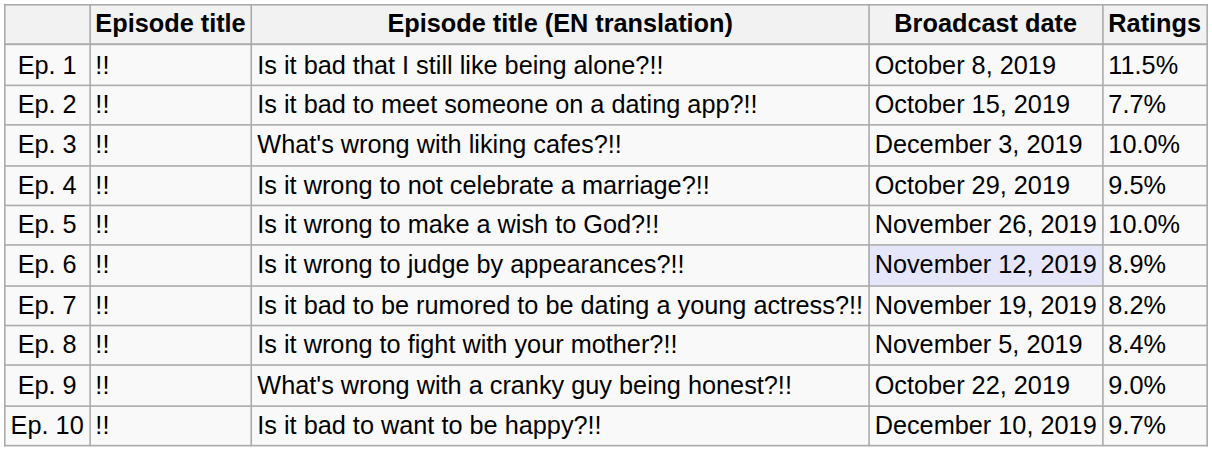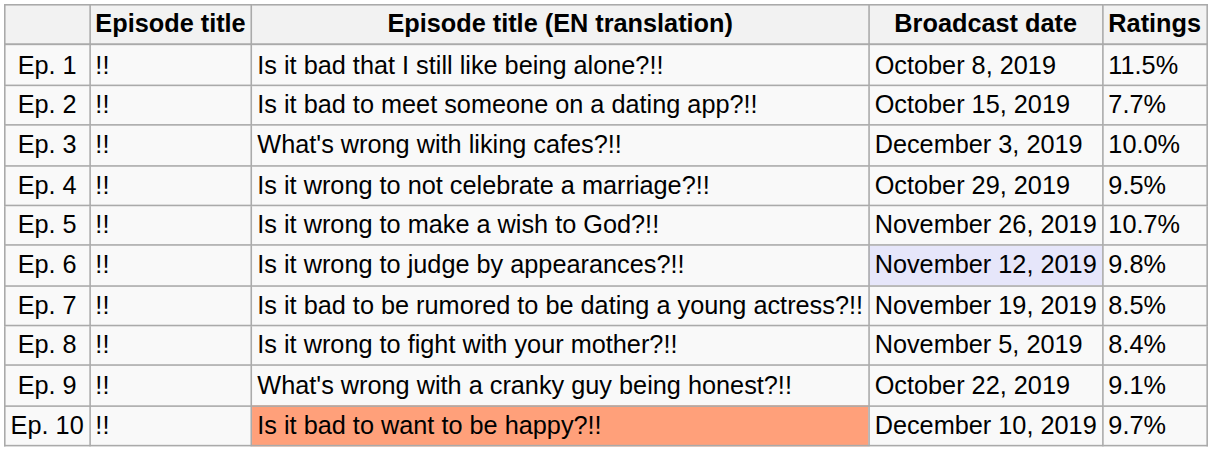(1144, 225) 10.0% -> (1144, 225) 10.7%
(1137, 265) 8.9% -> (1137, 265) 9.8%
(1137, 305) 8.2% -> (1137, 305) 8.5%
(1137, 385) 9.0% -> (1137, 385) 9.1%
(429, 425) no background -> (429, 425) lightsalmon background
